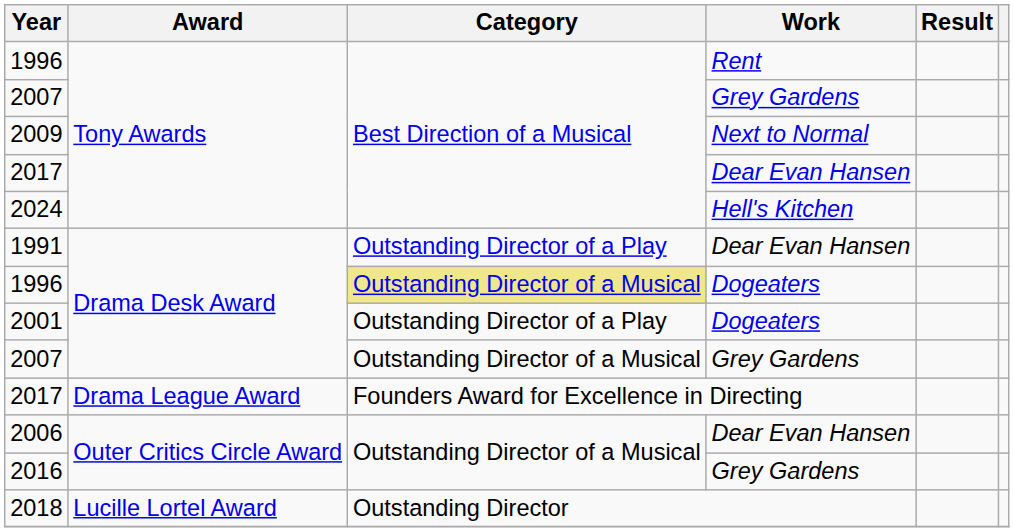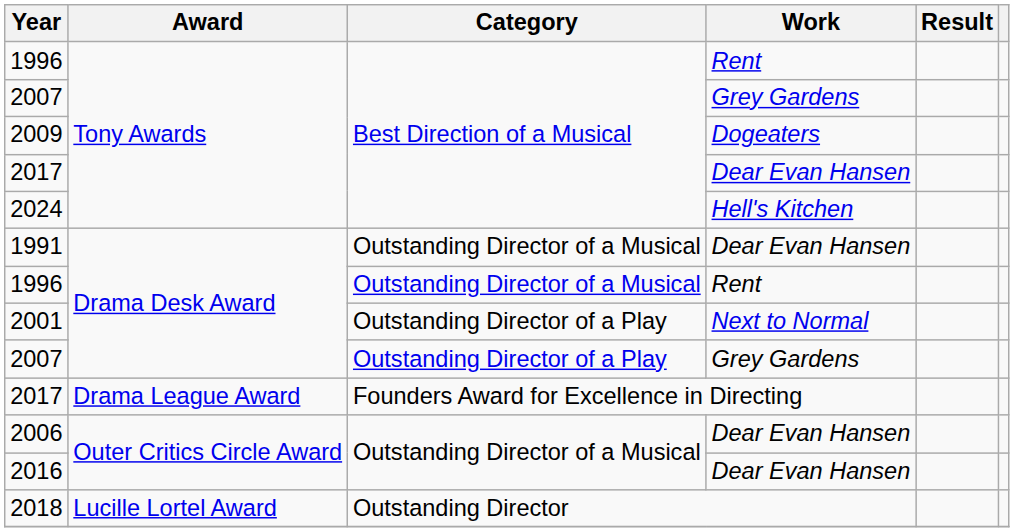(790, 135) Next to Normal -> (766, 135) Dogeaters
(510, 246) Outstanding Director of a Play -> (527, 246) Outstanding Director of a Musical
(527, 284) khaki background -> (527, 284) no background
(766, 284) Dogeaters -> (736, 284) Rent
(766, 321) Dogeaters -> (790, 321) Next to Normal
(527, 358) Outstanding Director of a Musical -> (510, 358) Outstanding Director of a Play
(785, 470) Grey Gardens -> (811, 470) Dear Evan Hansen
